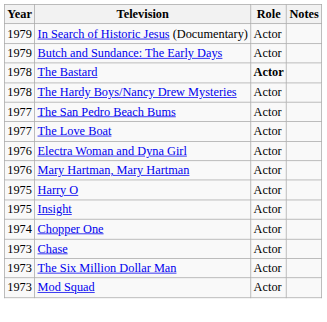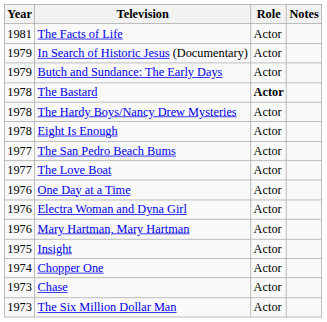+ row: (80, 33)
+ row: (78, 131)
+ row: (84, 190)
- row: (58, 190)
- row: (66, 287)
